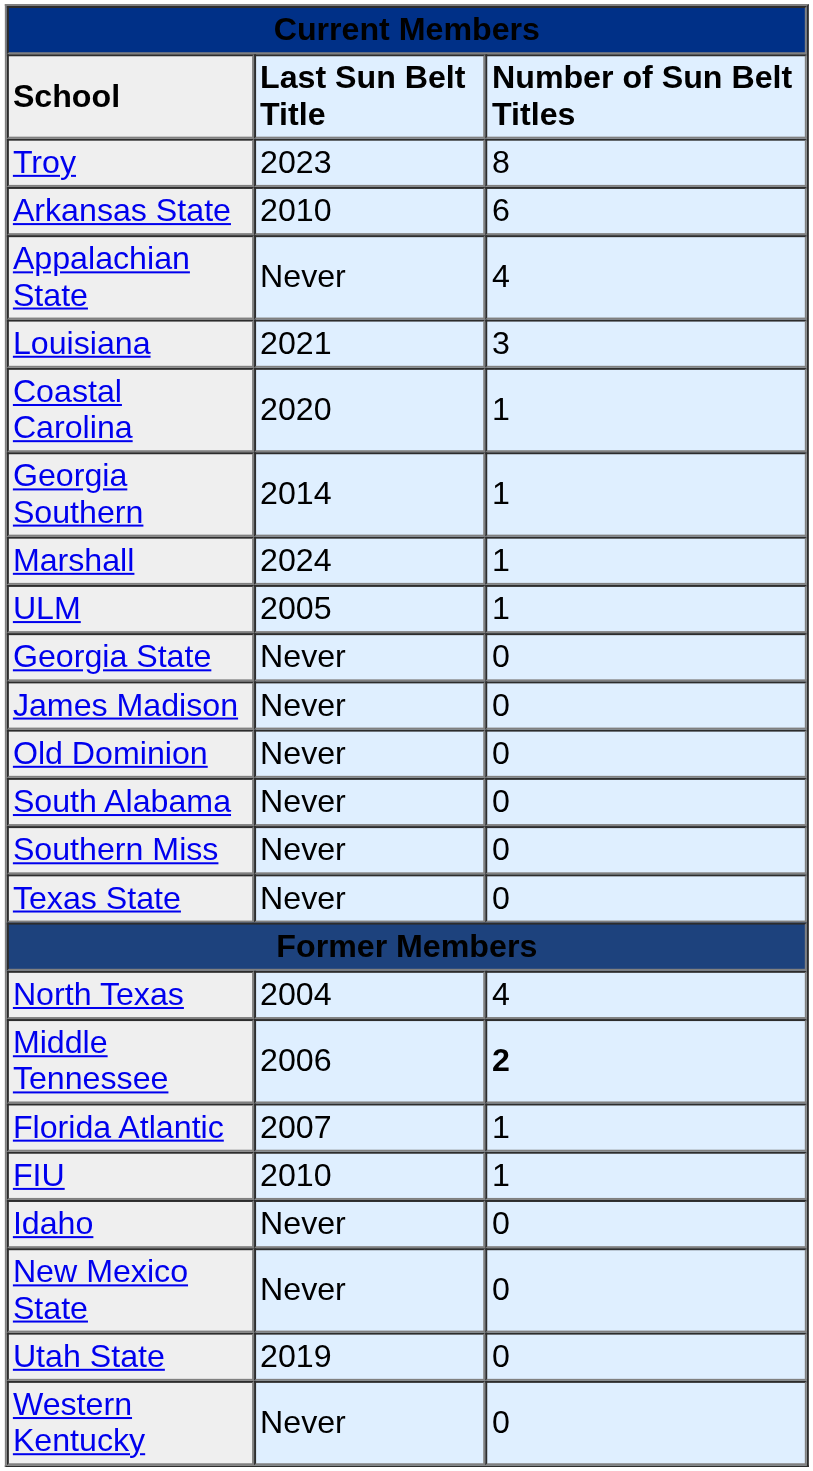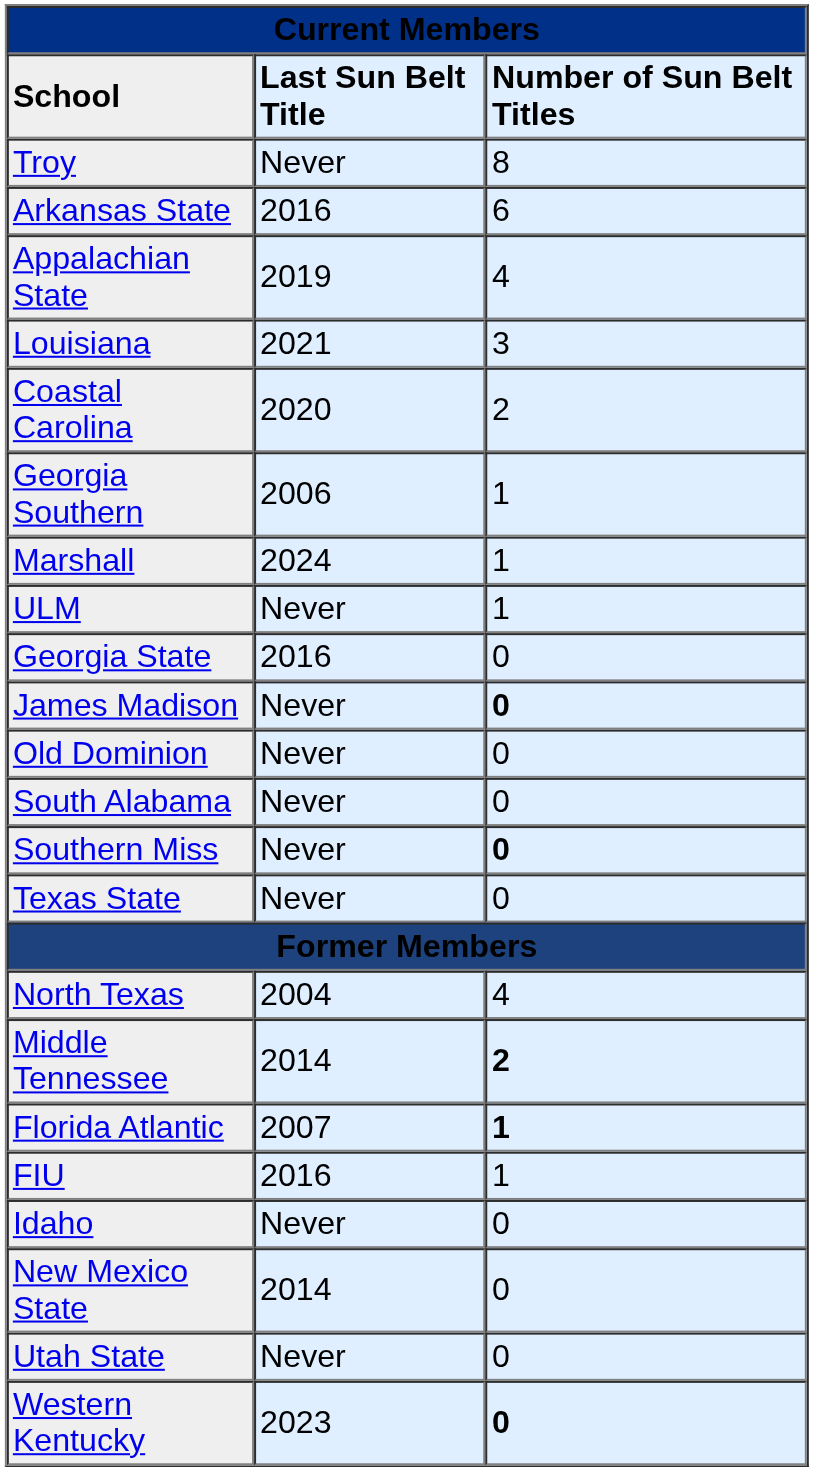(296, 162) 2023 -> (303, 162) Never
(296, 210) 2010 -> (296, 210) 2016
(303, 276) Never -> (296, 276) 2019
(501, 409) 1 -> (501, 409) 2
(296, 493) 2014 -> (296, 493) 2006
(296, 608) 2005 -> (303, 608) Never
(303, 656) Never -> (296, 656) 2016
(501, 704) normal -> (501, 704) bold
(501, 849) normal -> (501, 849) bold
(296, 1060) 2006 -> (296, 1060) 2014
(501, 1127) normal -> (501, 1127) bold
(296, 1175) 2010 -> (296, 1175) 2016
(303, 1289) Never -> (296, 1289) 2014
(296, 1356) 2019 -> (303, 1356) Never
(303, 1422) Never -> (296, 1422) 2023
(501, 1422) normal -> (501, 1422) bold
